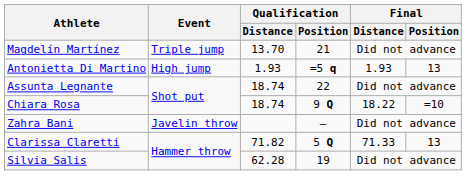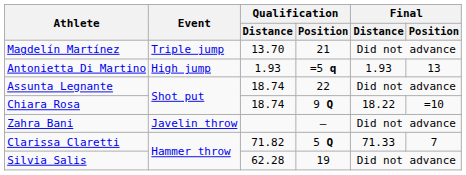(434, 142) 13 -> (434, 142) 7
